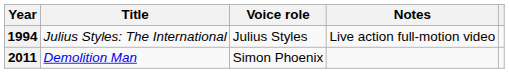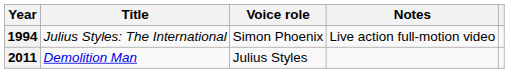(270, 36) Julius Styles -> (278, 36) Simon Phoenix
(278, 57) Simon Phoenix -> (270, 57) Julius Styles
